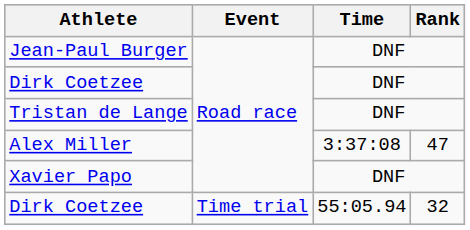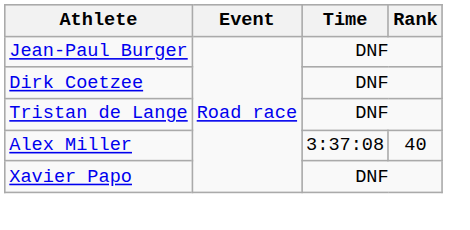(438, 145) 47 -> (415, 145) 40
- row: (76, 208)
